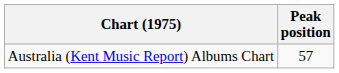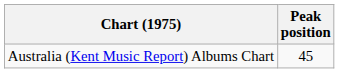(306, 56) 57 -> (306, 56) 45
